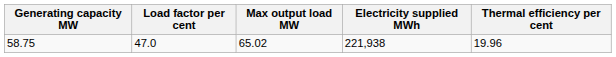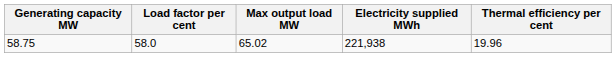(145, 43) 47.0 -> (145, 43) 58.0
